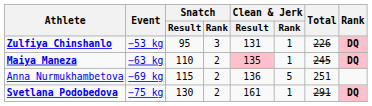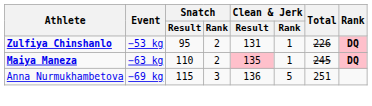(217, 44) 3 -> (217, 44) 2
(217, 77) 2 -> (217, 77) 3
- row: (62, 93)
